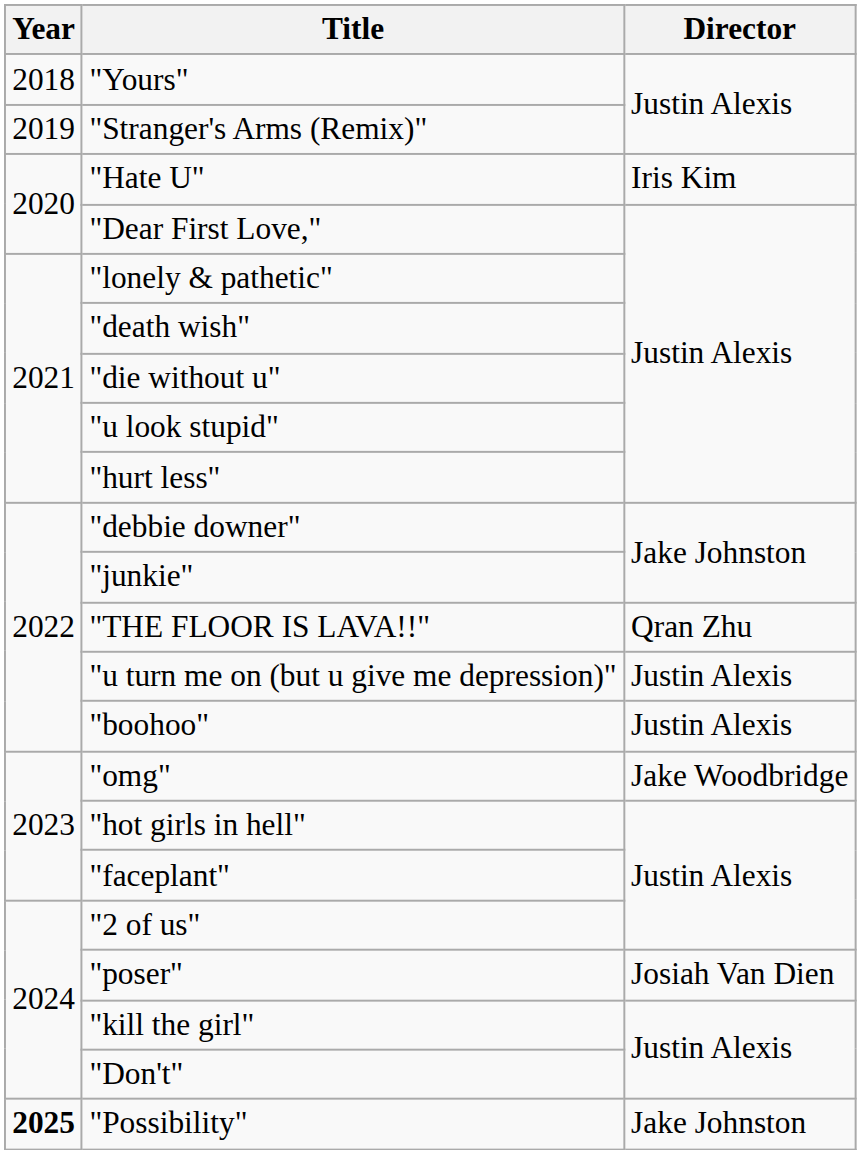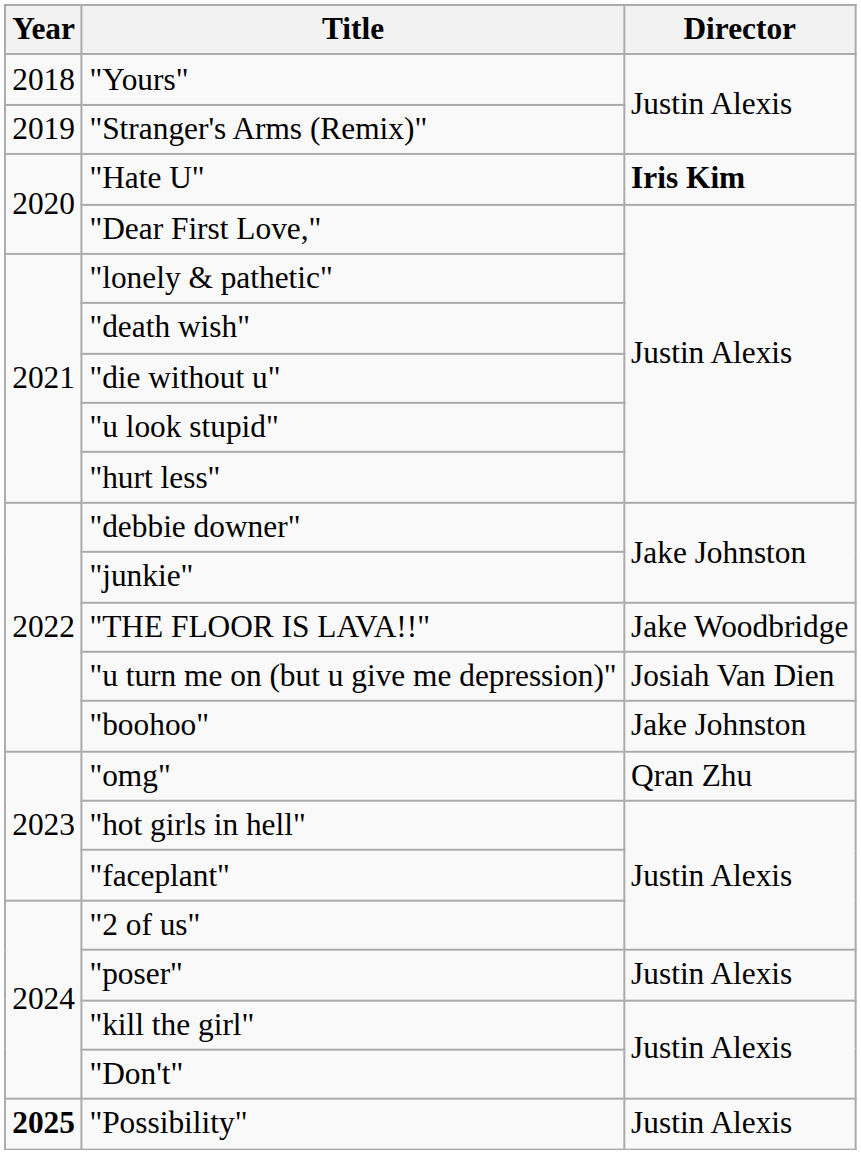(684, 178) normal -> (688, 178) bold
(692, 626) Qran Zhu -> (740, 626) Jake Woodbridge
(712, 675) Justin Alexis -> (733, 675) Josiah Van Dien
(712, 725) Justin Alexis -> (719, 725) Jake Johnston
(740, 775) Jake Woodbridge -> (692, 775) Qran Zhu
(733, 974) Josiah Van Dien -> (712, 974) Justin Alexis
(719, 1123) Jake Johnston -> (712, 1123) Justin Alexis
